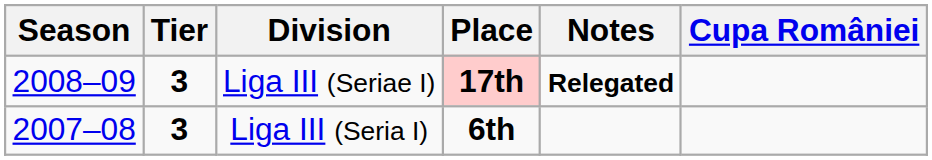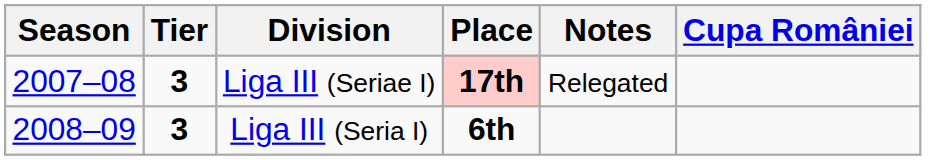(74, 81) 2008–09 -> (74, 81) 2007–08
(611, 81) bold -> (608, 83) normal
(74, 131) 2007–08 -> (74, 131) 2008–09
